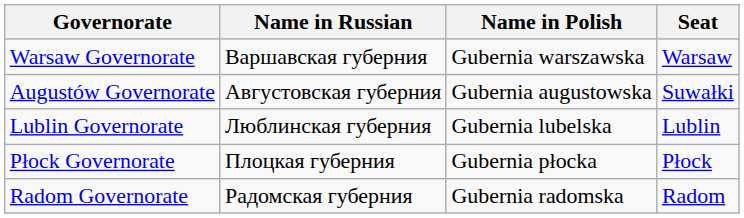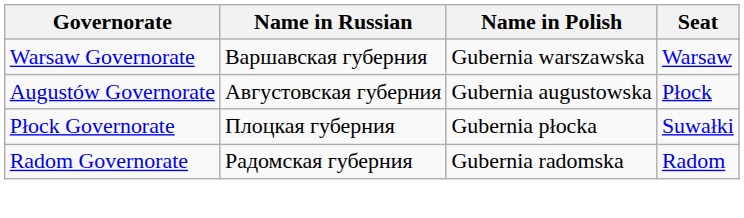(698, 91) Suwałki -> (687, 91) Płock
- row: (96, 126)
(687, 160) Płock -> (698, 126) Suwałki
